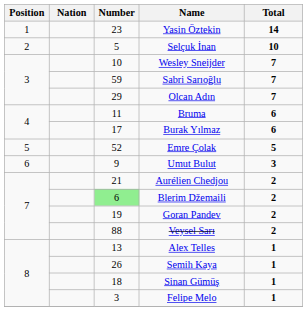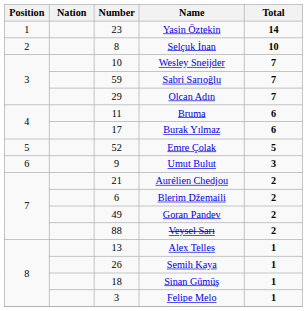(117, 46) 5 -> (117, 46) 8
(117, 197) lightgreen background -> (117, 197) no background
(117, 214) 19 -> (117, 214) 49
